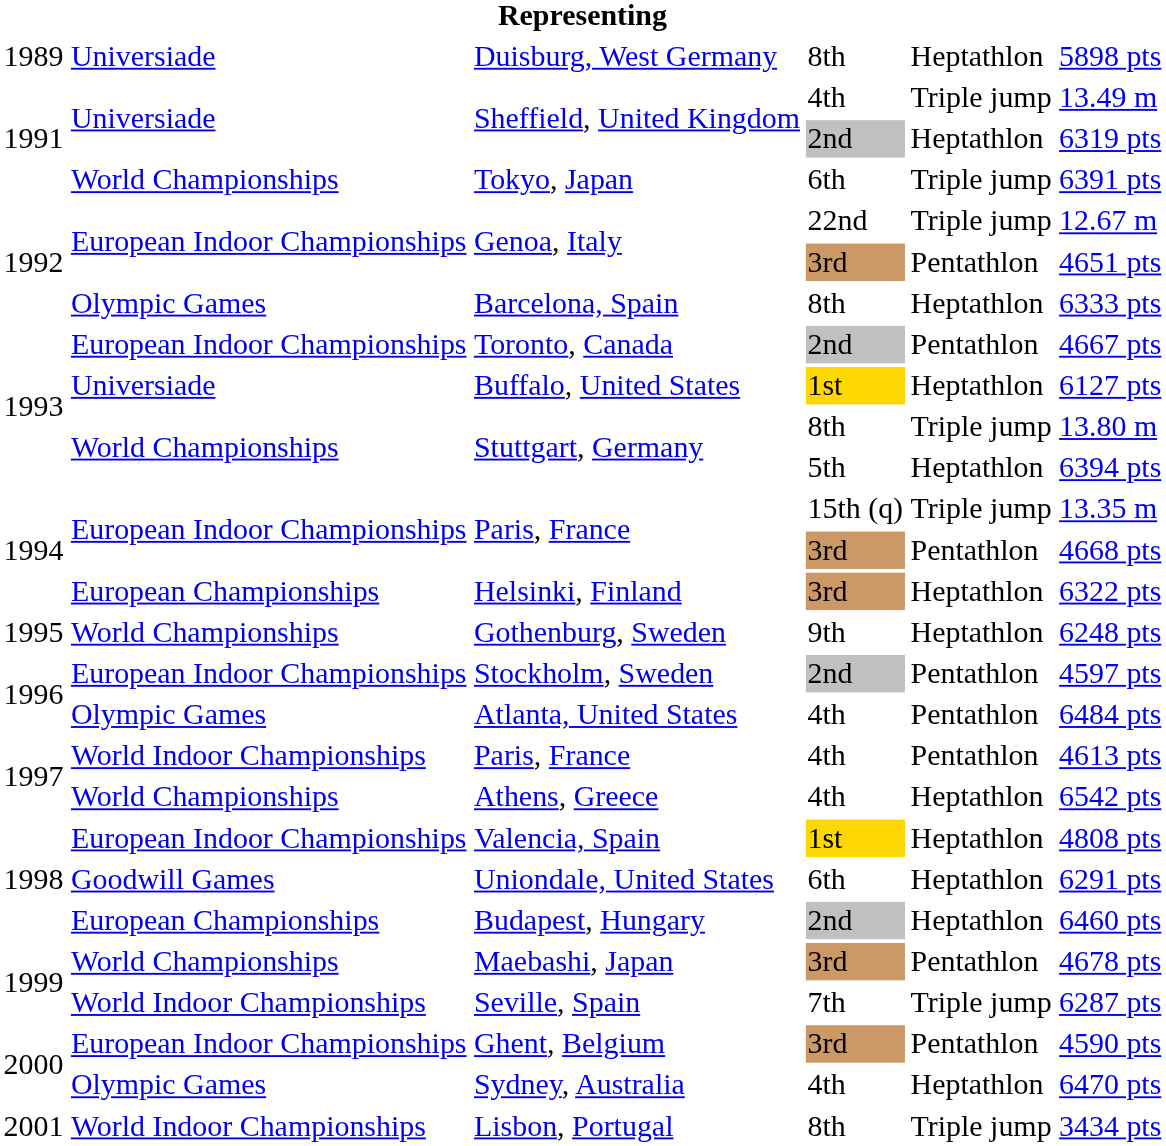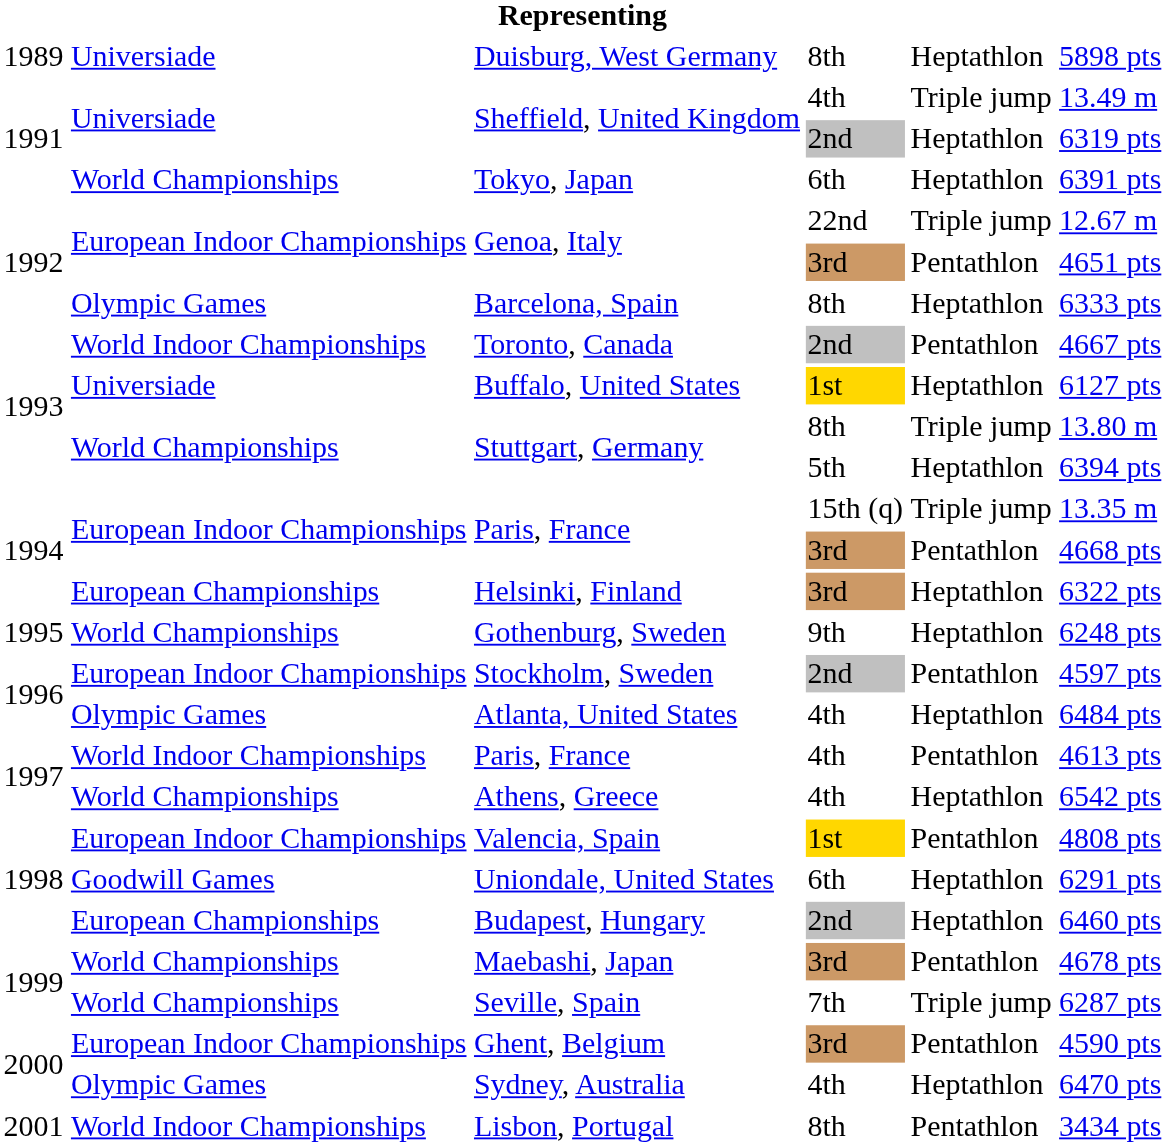(981, 179) Triple jump -> (977, 179) Heptathlon
(269, 344) European Indoor Championships -> (248, 344) World Indoor Championships
(975, 714) Pentathlon -> (977, 714) Heptathlon
(977, 837) Heptathlon -> (975, 837) Pentathlon
(248, 1002) World Indoor Championships -> (205, 1002) World Championships
(981, 1125) Triple jump -> (975, 1125) Pentathlon
